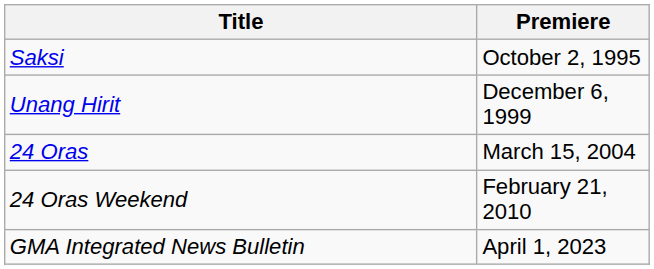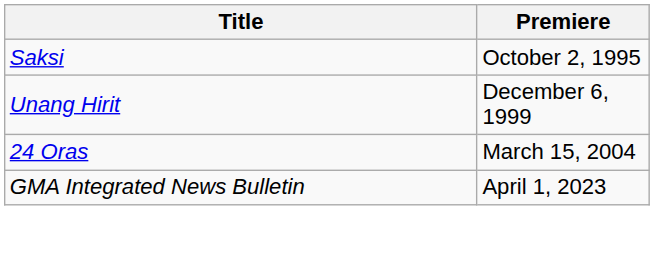- row: (99, 199)
